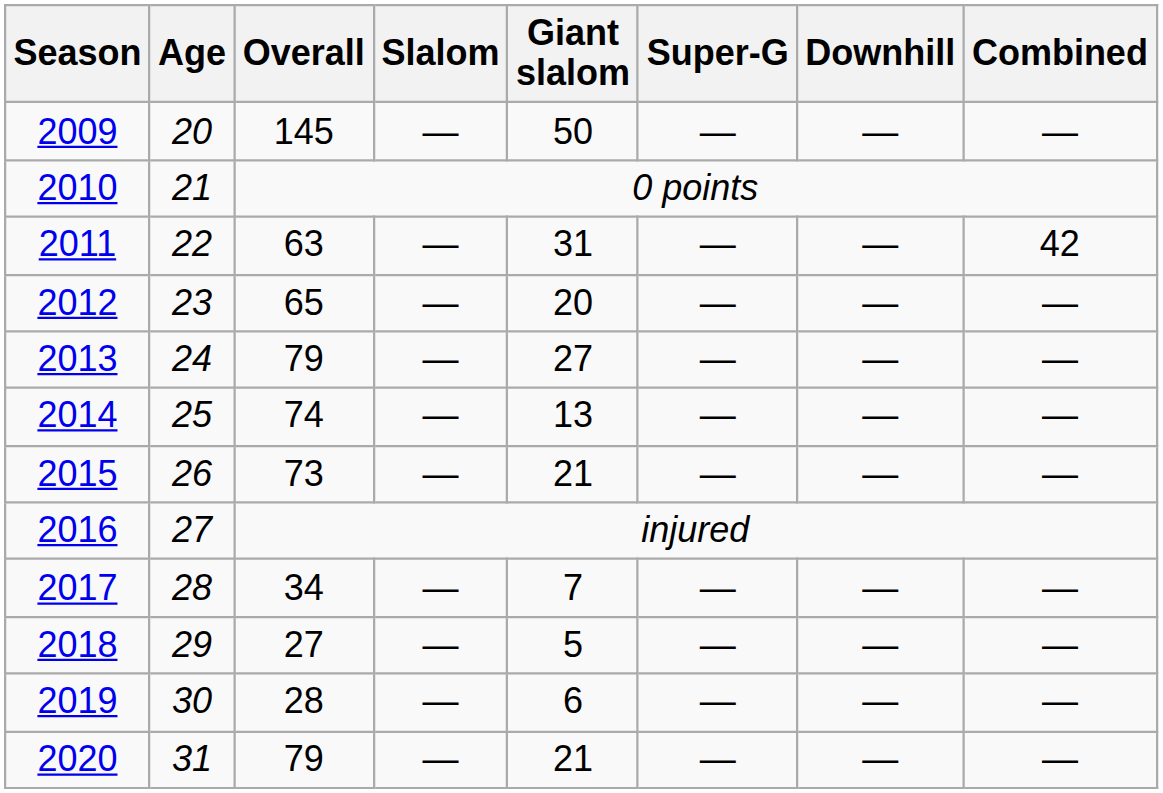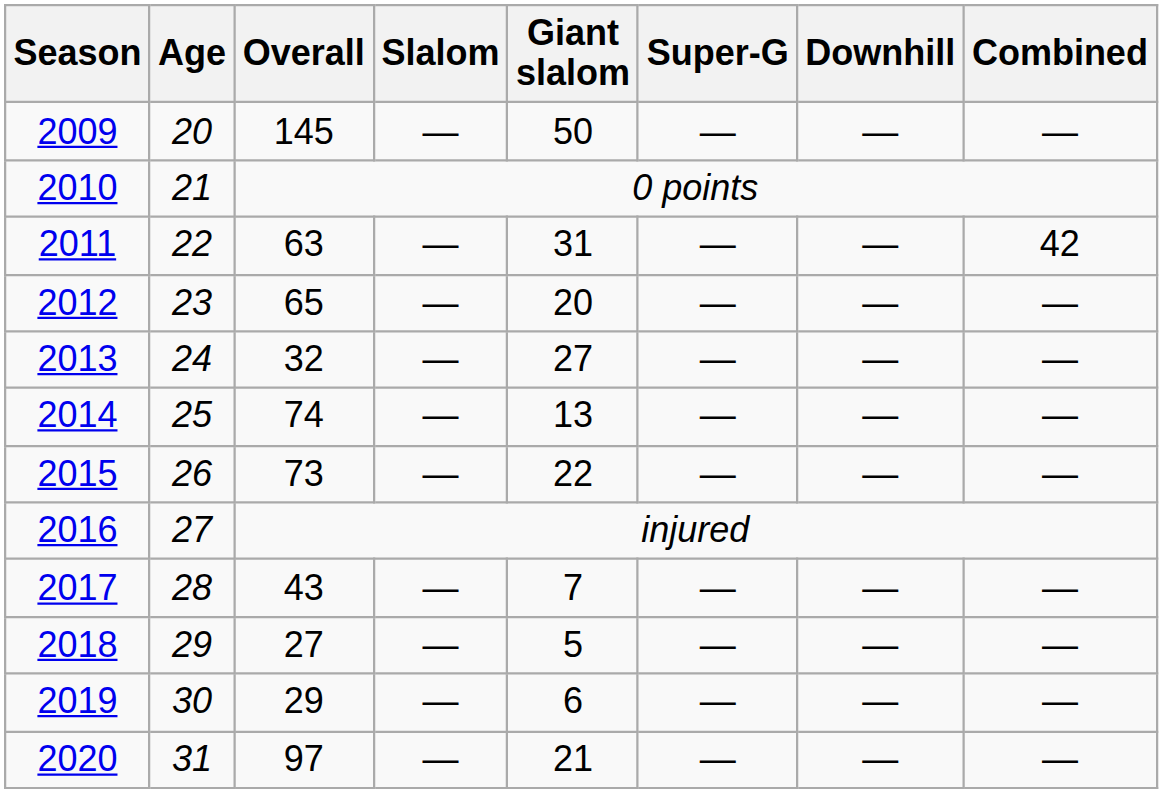(304, 359) 79 -> (304, 359) 32
(573, 473) 21 -> (573, 473) 22
(304, 587) 34 -> (304, 587) 43
(304, 701) 28 -> (304, 701) 29
(304, 758) 79 -> (304, 758) 97
